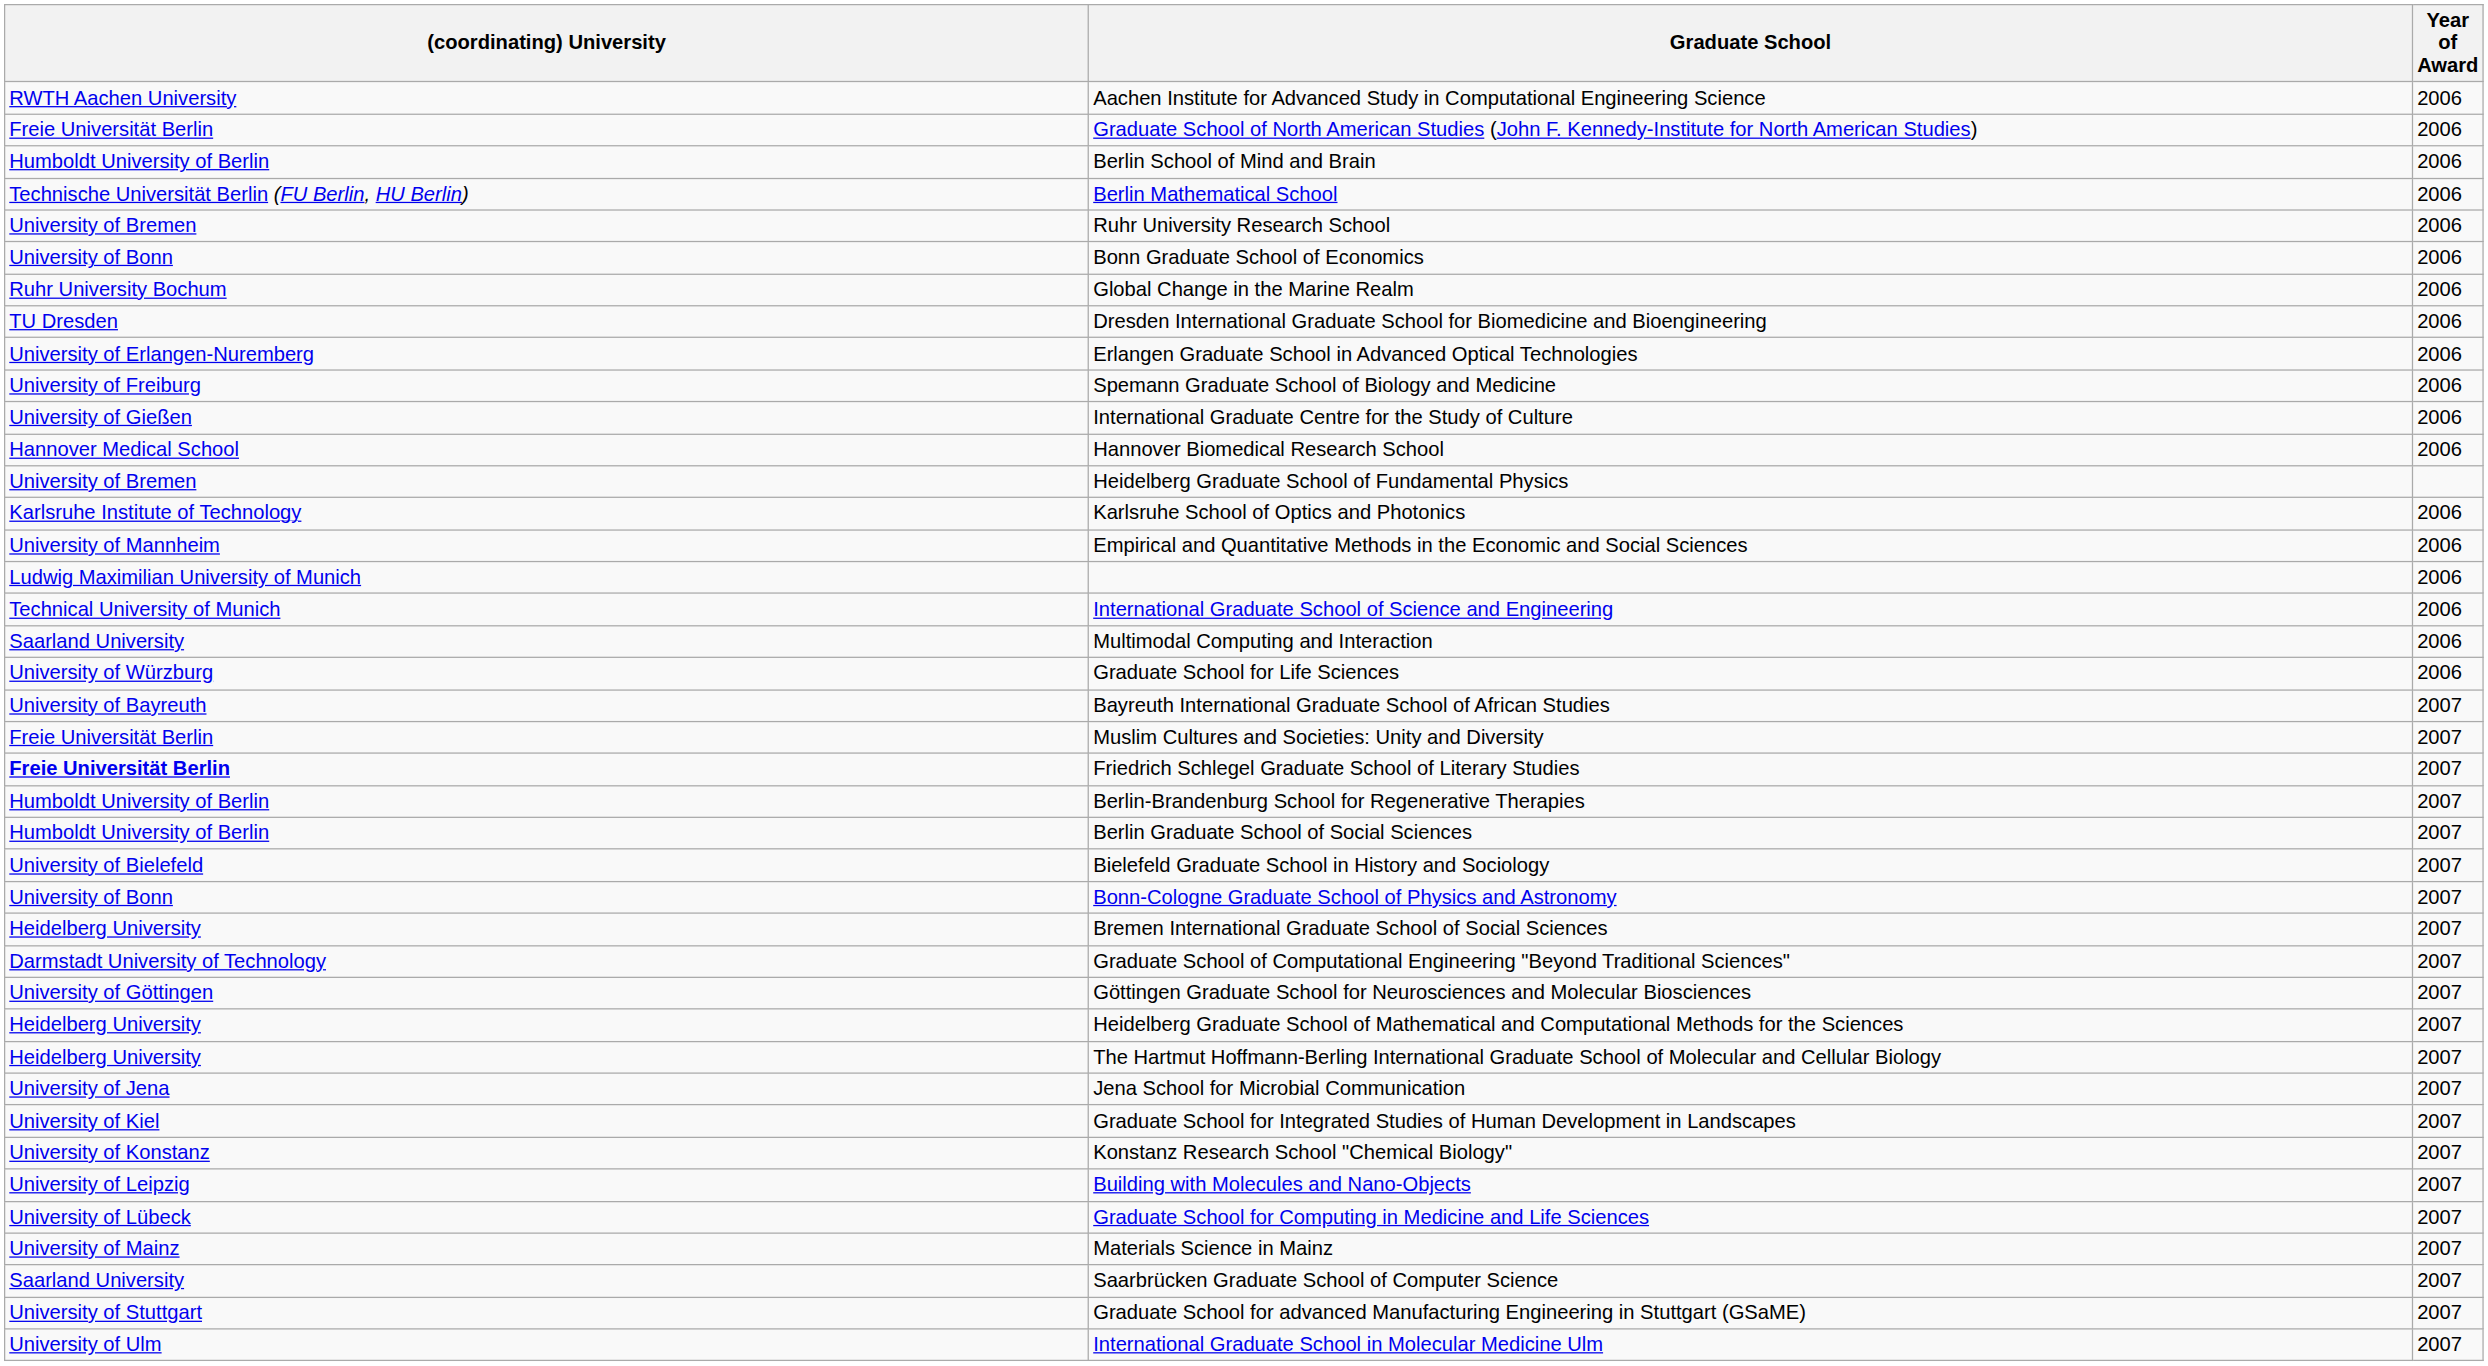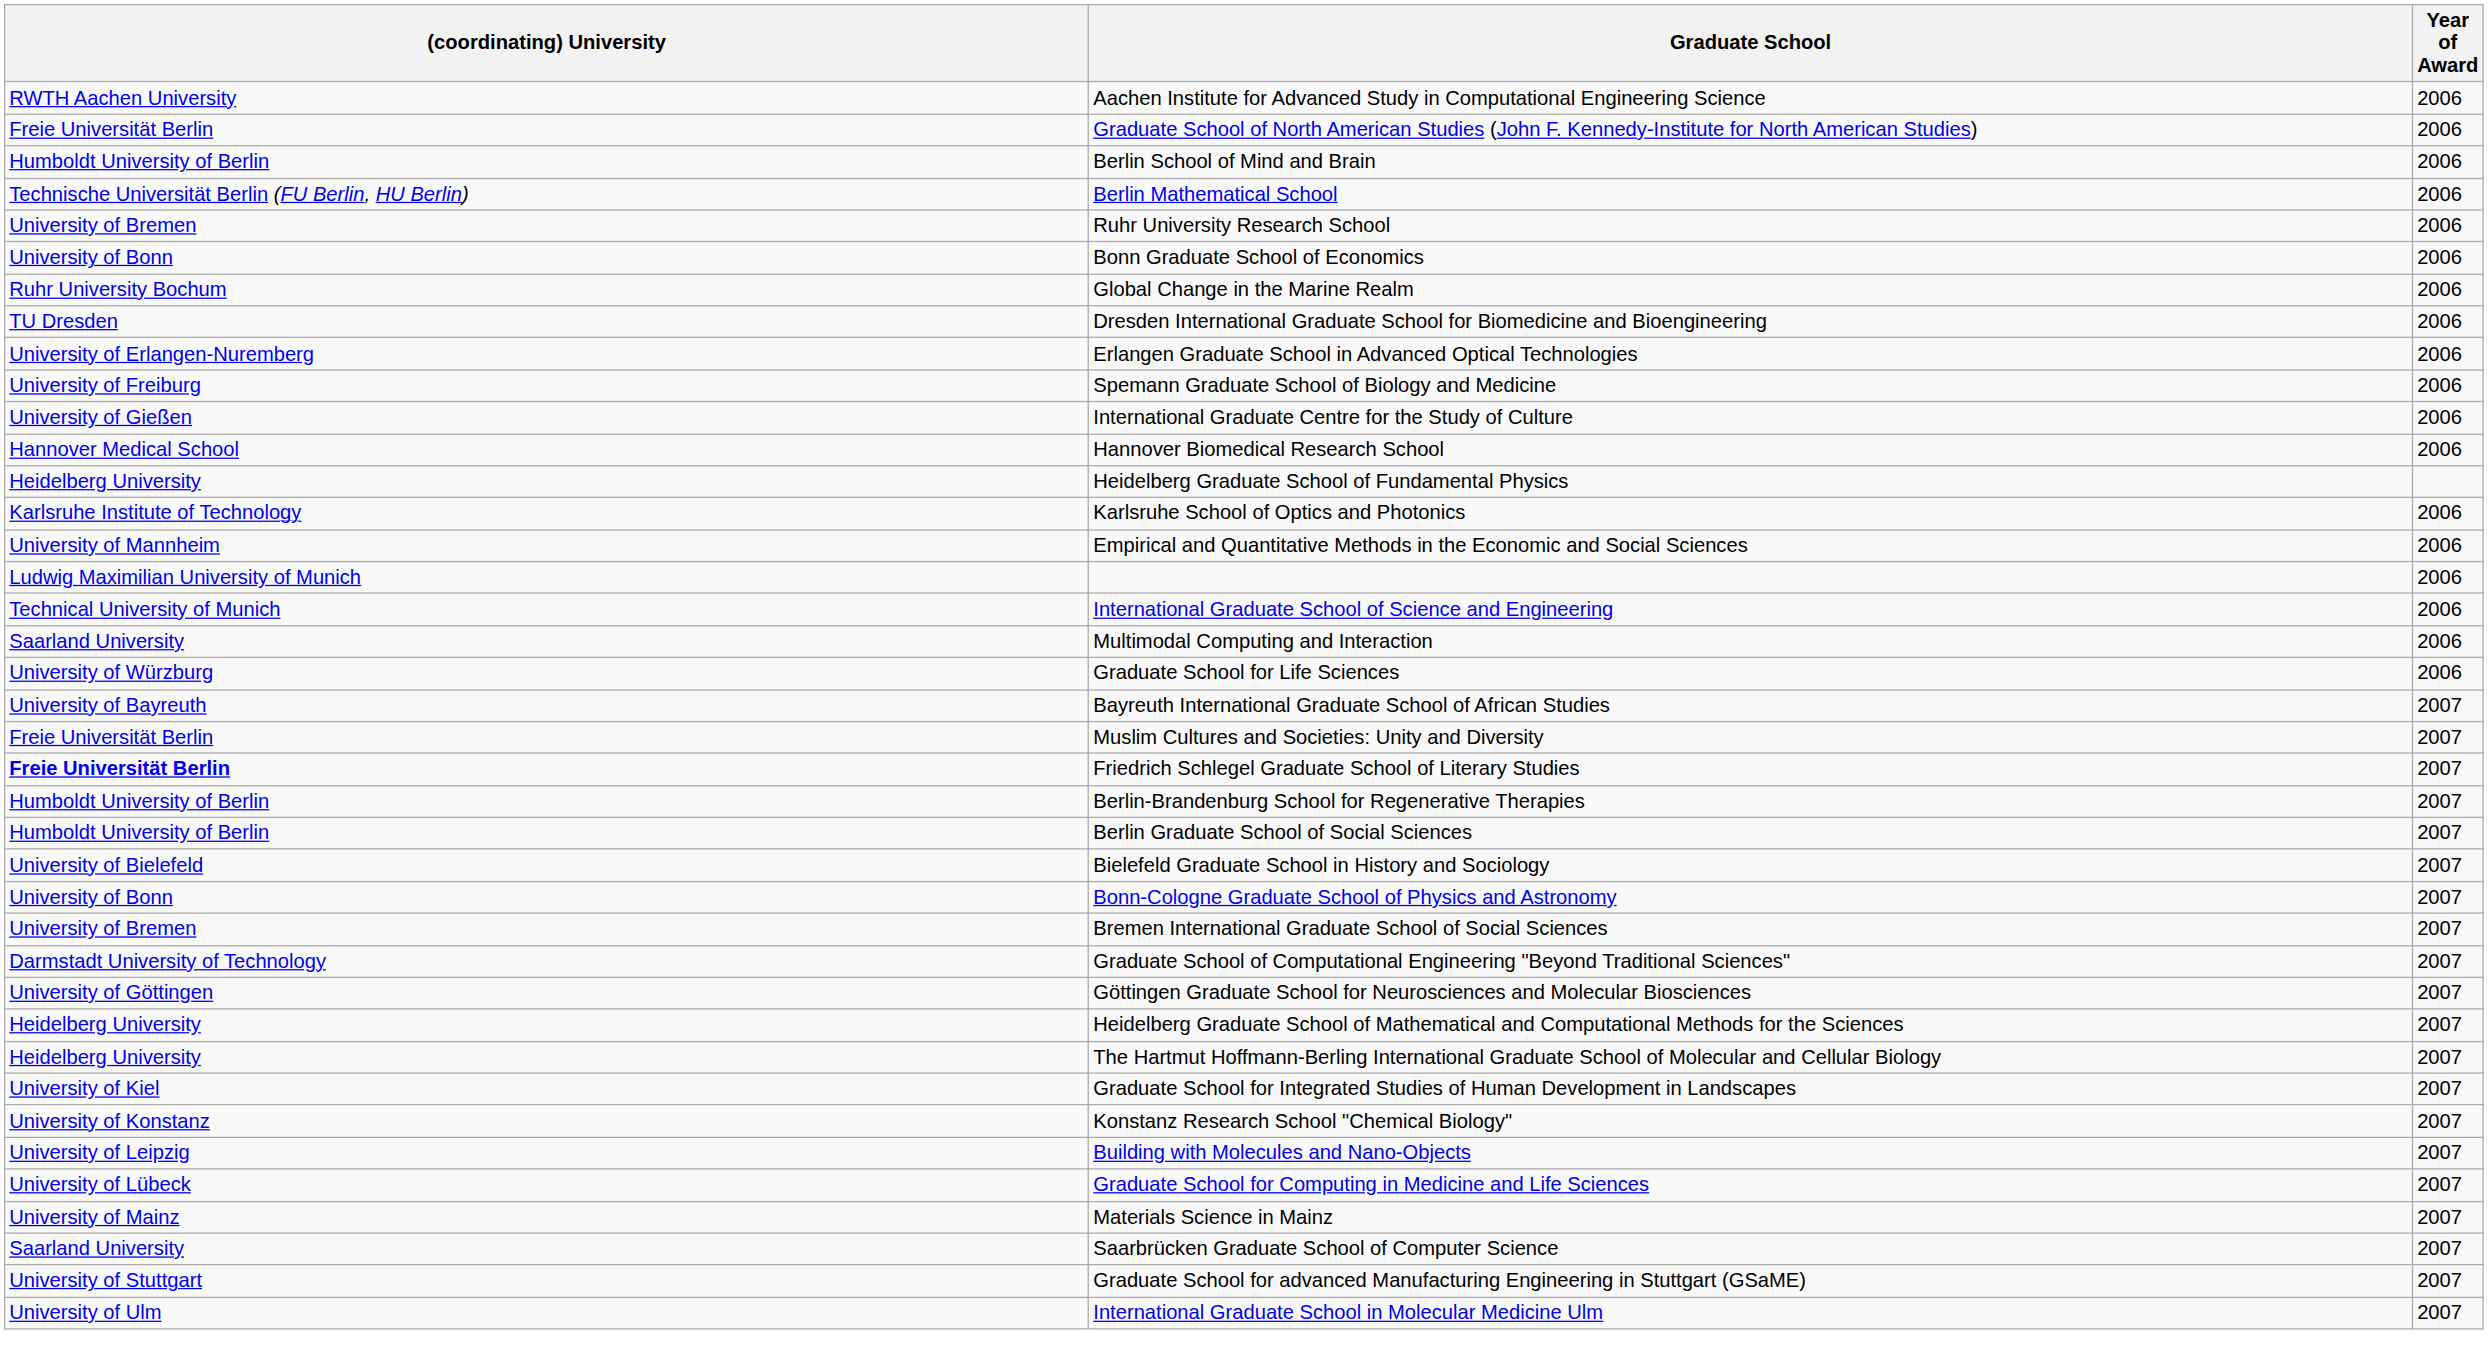(103, 481) University of Bremen -> (105, 481) Heidelberg University
(105, 929) Heidelberg University -> (103, 929) University of Bremen
- row: (1279, 1088)
